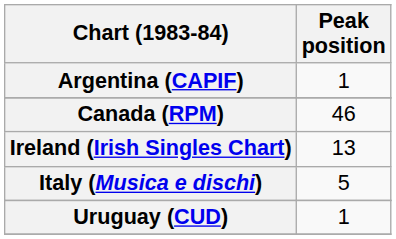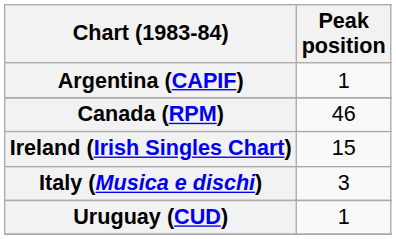(344, 148) 13 -> (344, 148) 15
(344, 182) 5 -> (344, 182) 3
